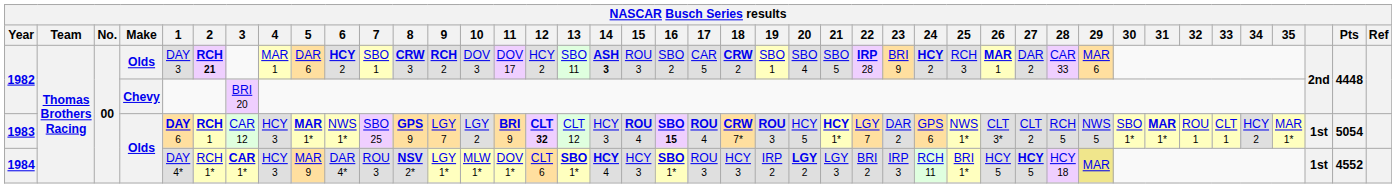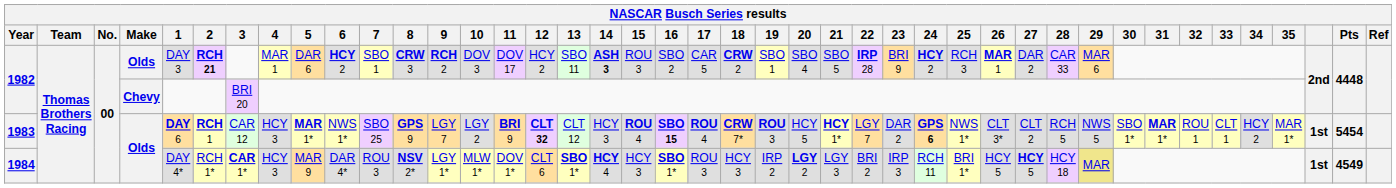(930, 130) normal -> (930, 131) bold
(1349, 131) 5054 -> (1349, 131) 5454
(1349, 165) 4552 -> (1349, 165) 4549
